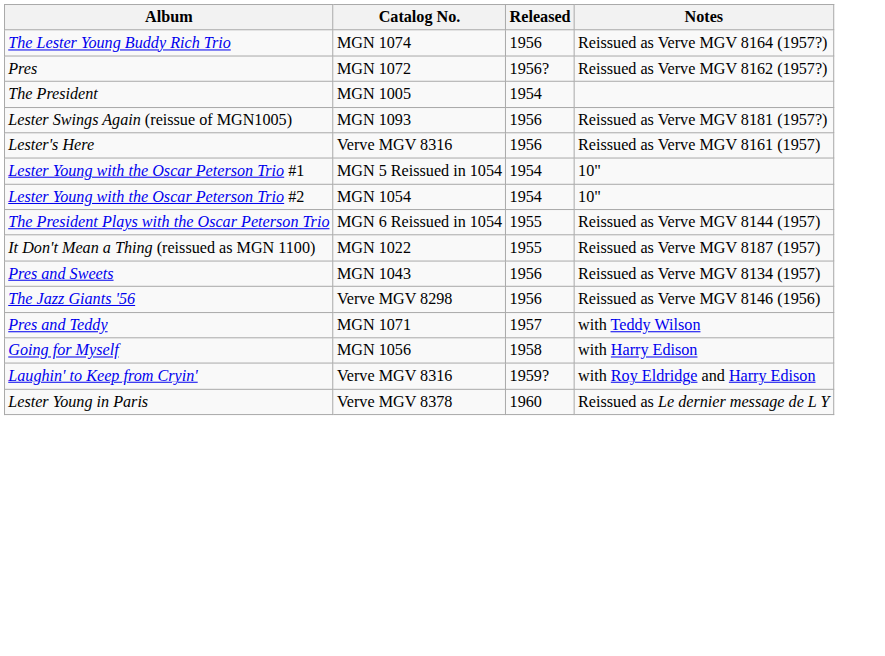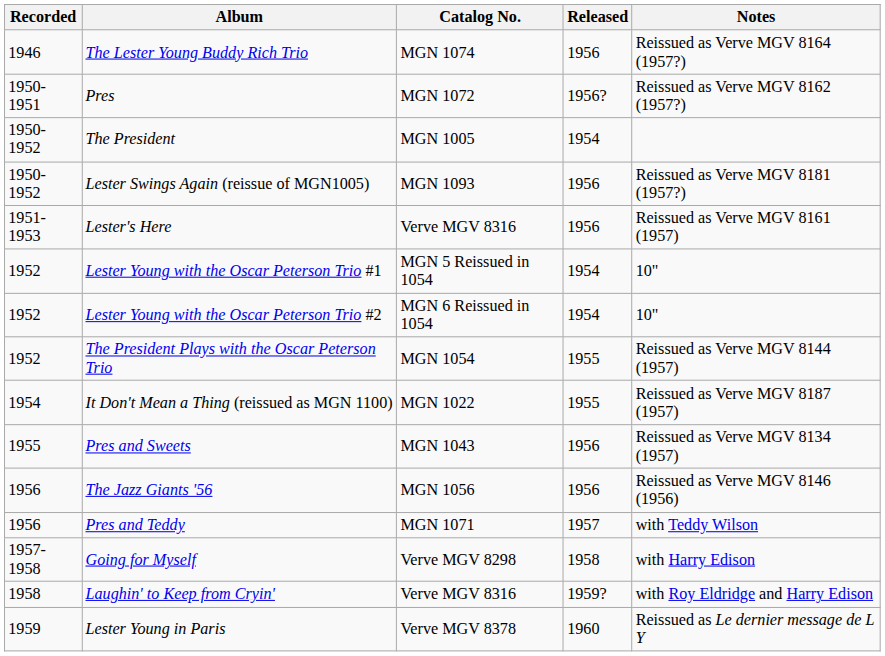+ column: (43, 17)
(374, 196) MGN 1054 -> (465, 314) MGN 6 Reissued in 1054
(420, 222) MGN 6 Reissued in 1054 -> (438, 358) MGN 1054
(395, 299) Verve MGV 8298 -> (438, 490) MGN 1056
(374, 350) MGN 1056 -> (458, 559) Verve MGV 8298
